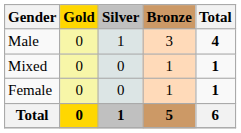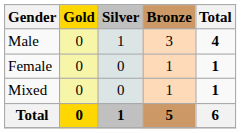rows swapped: (30, 90) <-> (28, 65)
